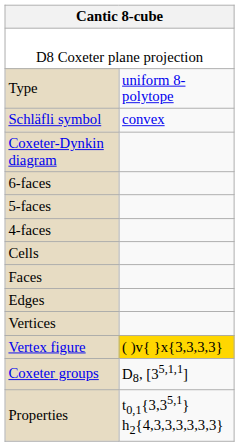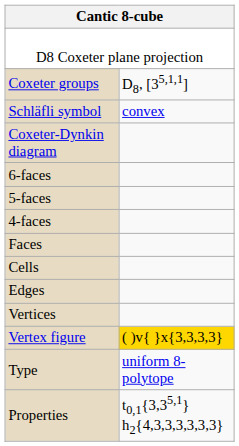rows swapped: (23, 88) <-> (54, 373)
rows swapped: (24, 253) <-> (25, 276)
